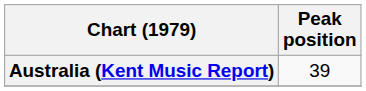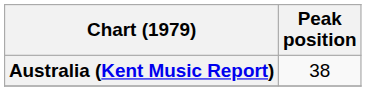(320, 70) 39 -> (320, 70) 38
